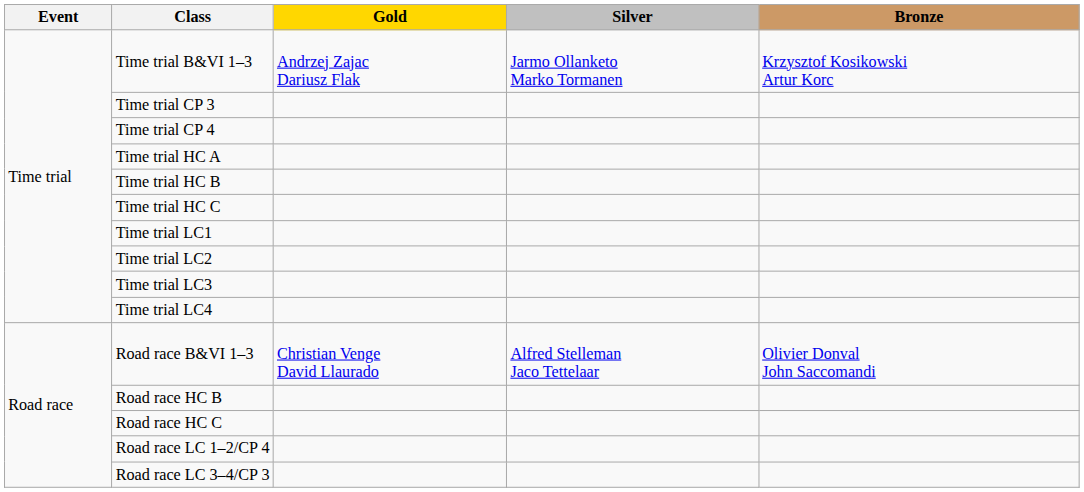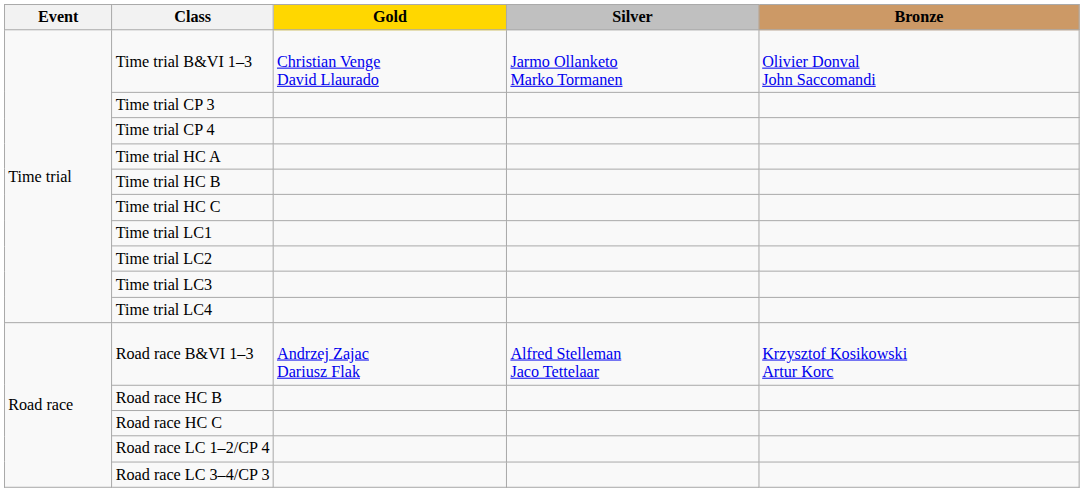(323, 70) Andrzej Zajac Dariusz Flak -> (329, 70) Christian Venge David Llaurado
(835, 70) Krzysztof Kosikowski Artur Korc -> (819, 70) Olivier Donval John Saccomandi
(329, 362) Christian Venge David Llaurado -> (323, 362) Andrzej Zajac Dariusz Flak
(819, 362) Olivier Donval John Saccomandi -> (835, 362) Krzysztof Kosikowski Artur Korc
